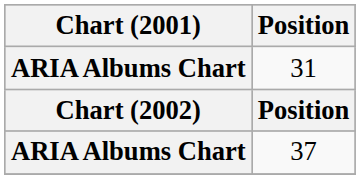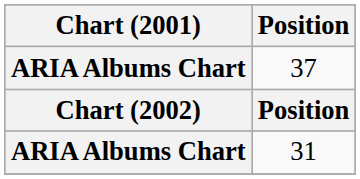rows swapped: (304, 67) <-> (304, 151)
